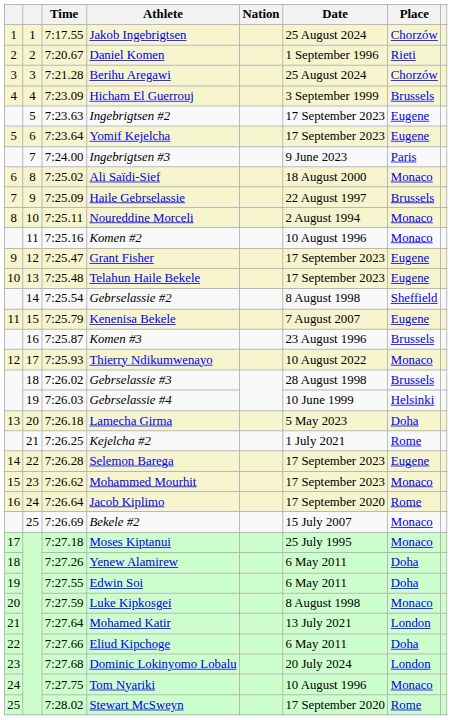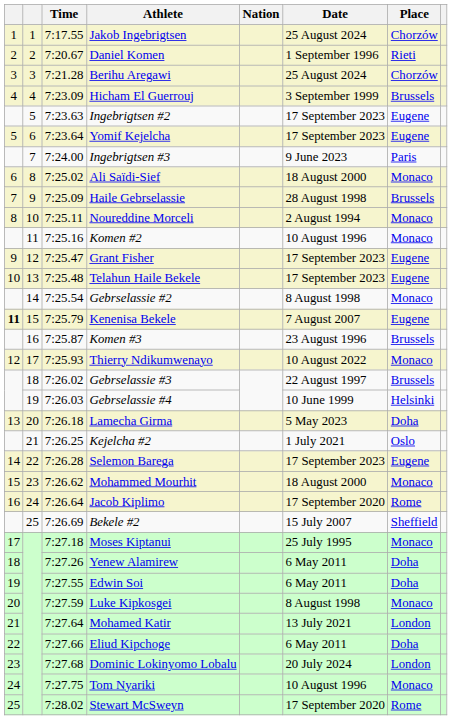(326, 197) 22 August 1997 -> (326, 197) 28 August 1998
(414, 298) Sheffield -> (412, 298) Monaco
(14, 319) normal -> (14, 319) bold
(326, 380) 28 August 1998 -> (326, 380) 22 August 1997
(406, 440) Rome -> (403, 440) Oslo
(335, 481) 17 September 2023 -> (326, 481) 18 August 2000
(412, 522) Monaco -> (414, 522) Sheffield
